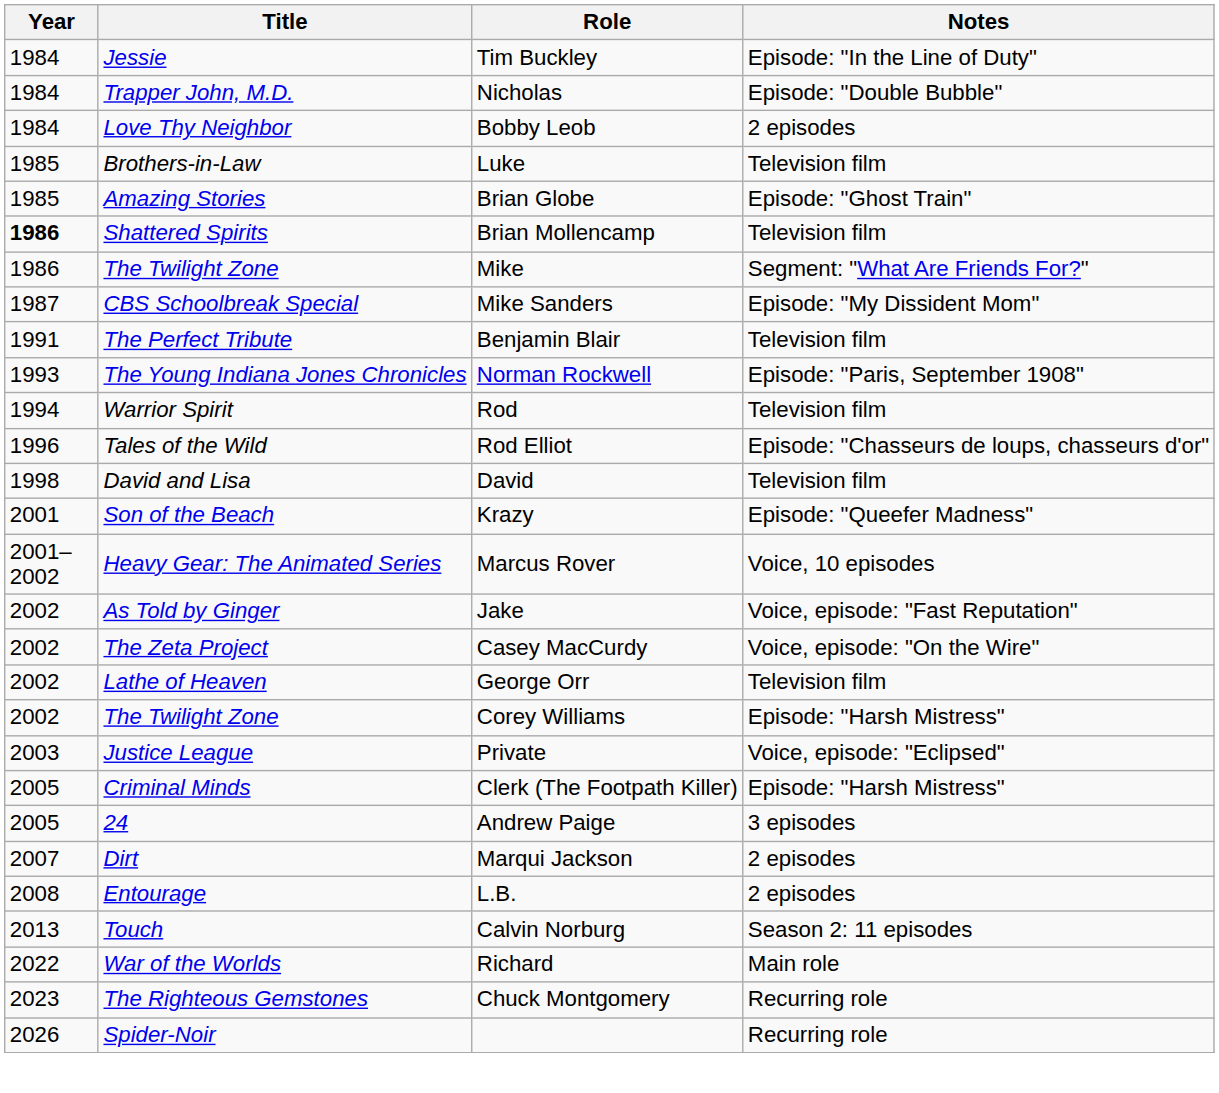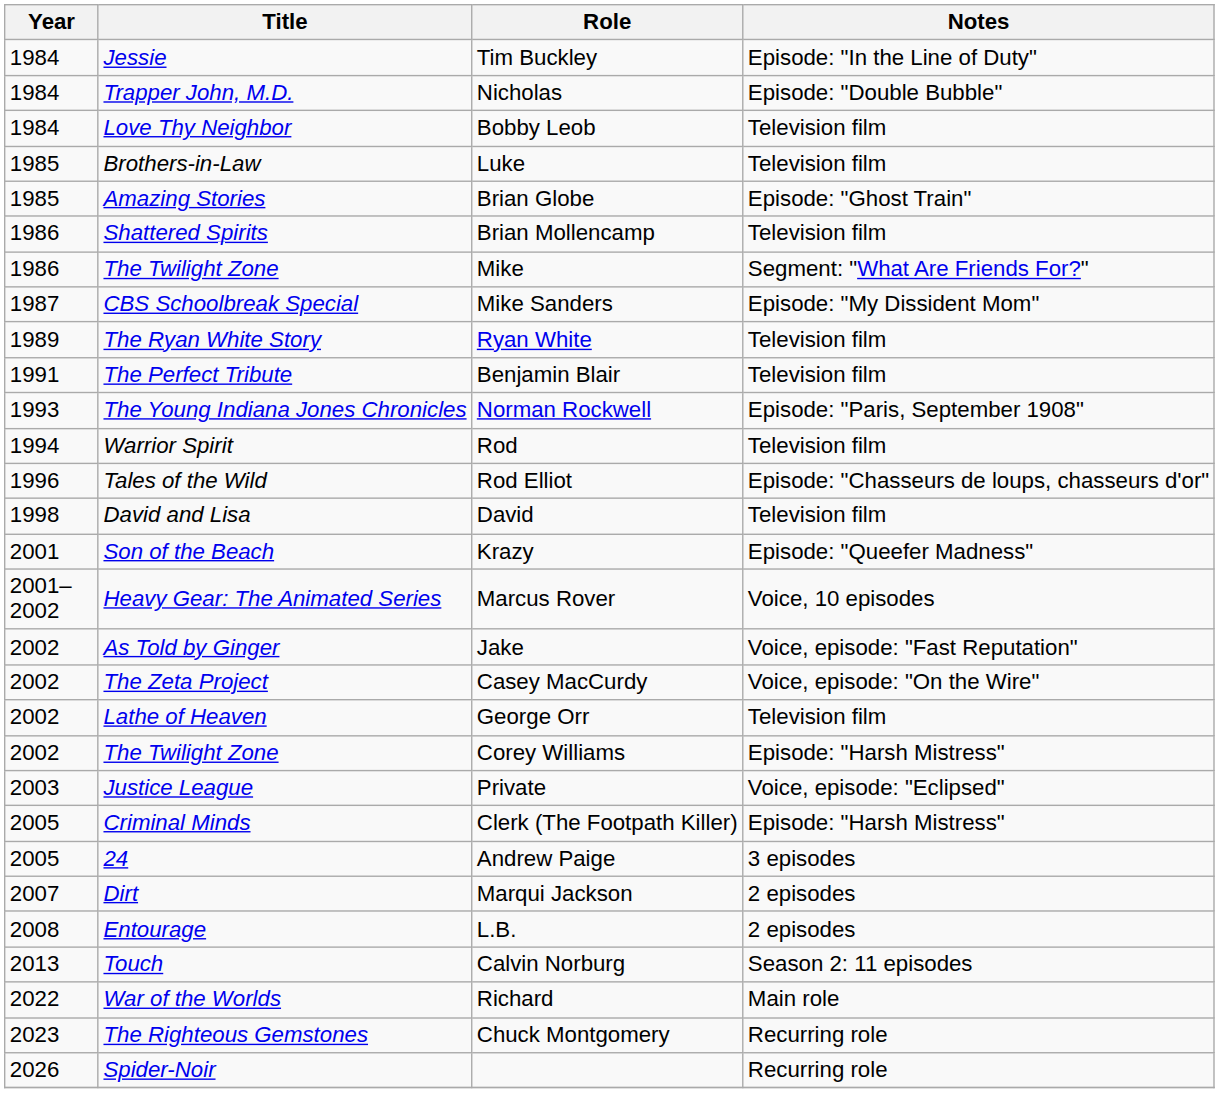(802, 127) 2 episodes -> (817, 127) Television film
(35, 233) bold -> (35, 233) normal
+ row: (212, 339)
